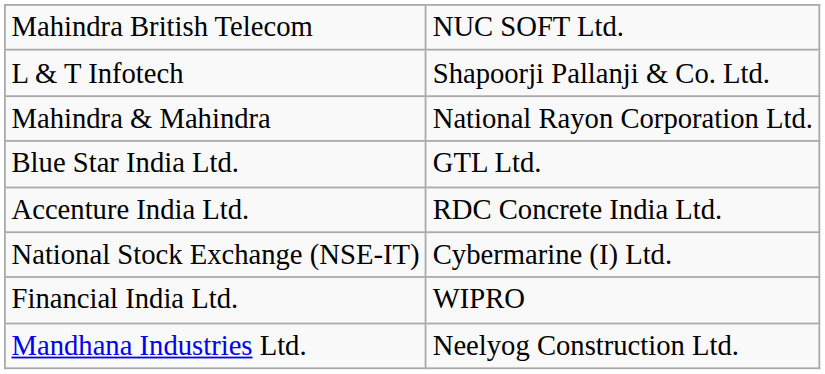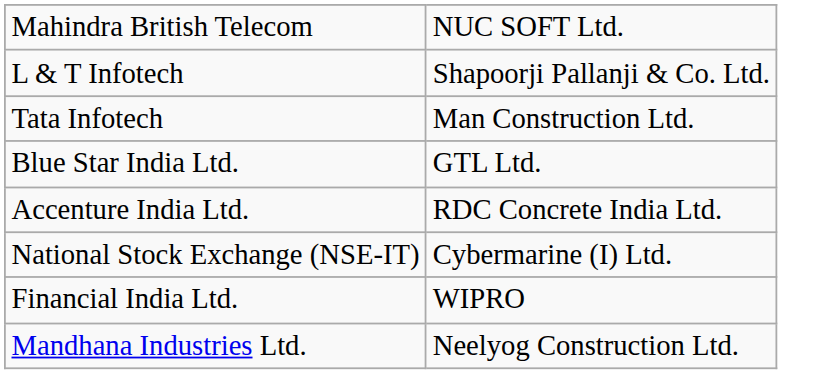+ row: (87, 118)
- row: (141, 118)
